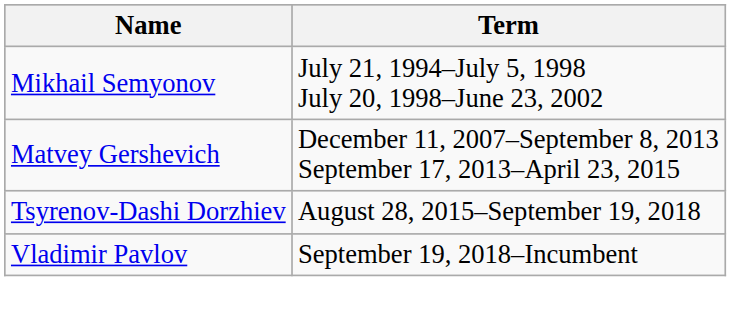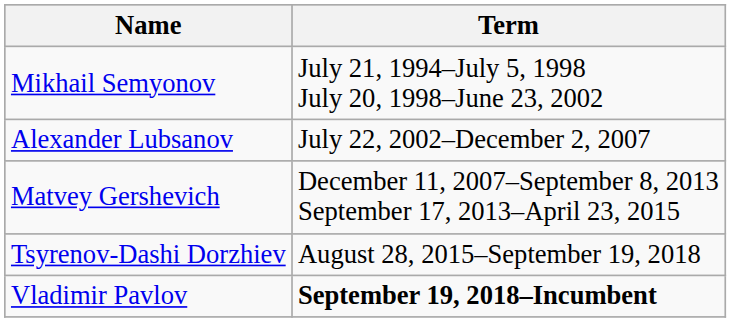+ row: (122, 139)
(468, 253) normal -> (477, 295) bold
